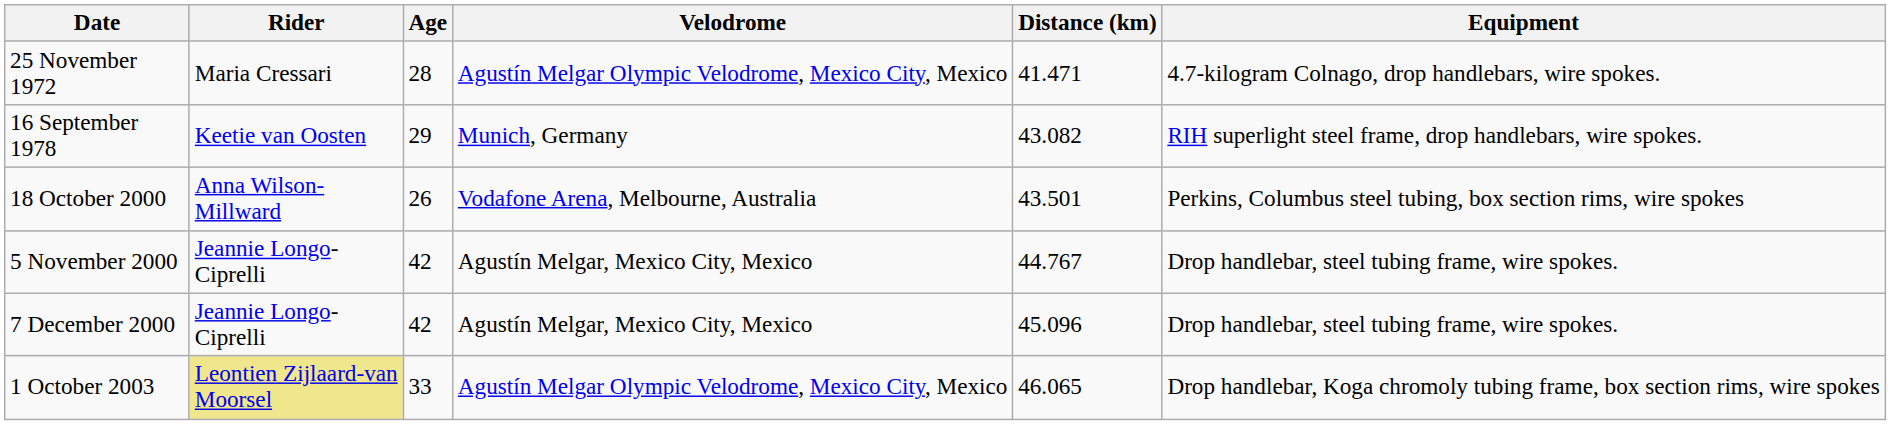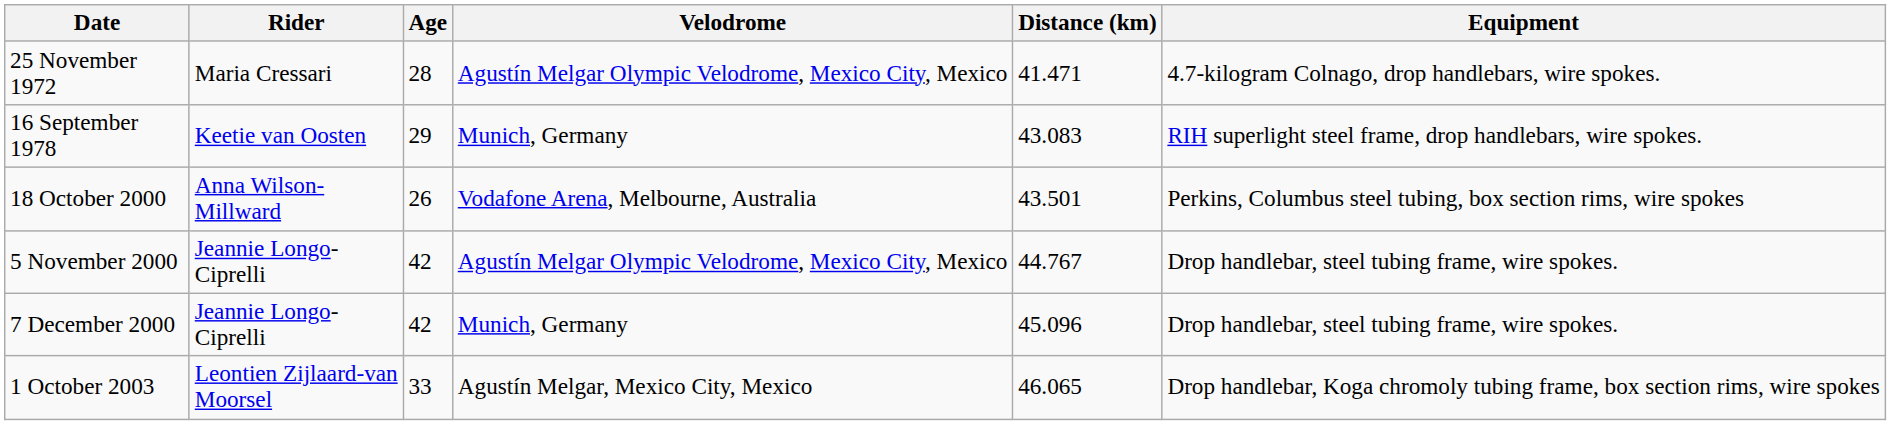(1050, 135) 43.082 -> (1050, 135) 43.083
(635, 261) Agustín Melgar, Mexico City, Mexico -> (733, 261) Agustín Melgar Olympic Velodrome, Mexico City, Mexico
(635, 324) Agustín Melgar, Mexico City, Mexico -> (543, 324) Munich, Germany
(296, 387) khaki background -> (296, 387) no background
(733, 387) Agustín Melgar Olympic Velodrome, Mexico City, Mexico -> (635, 387) Agustín Melgar, Mexico City, Mexico
